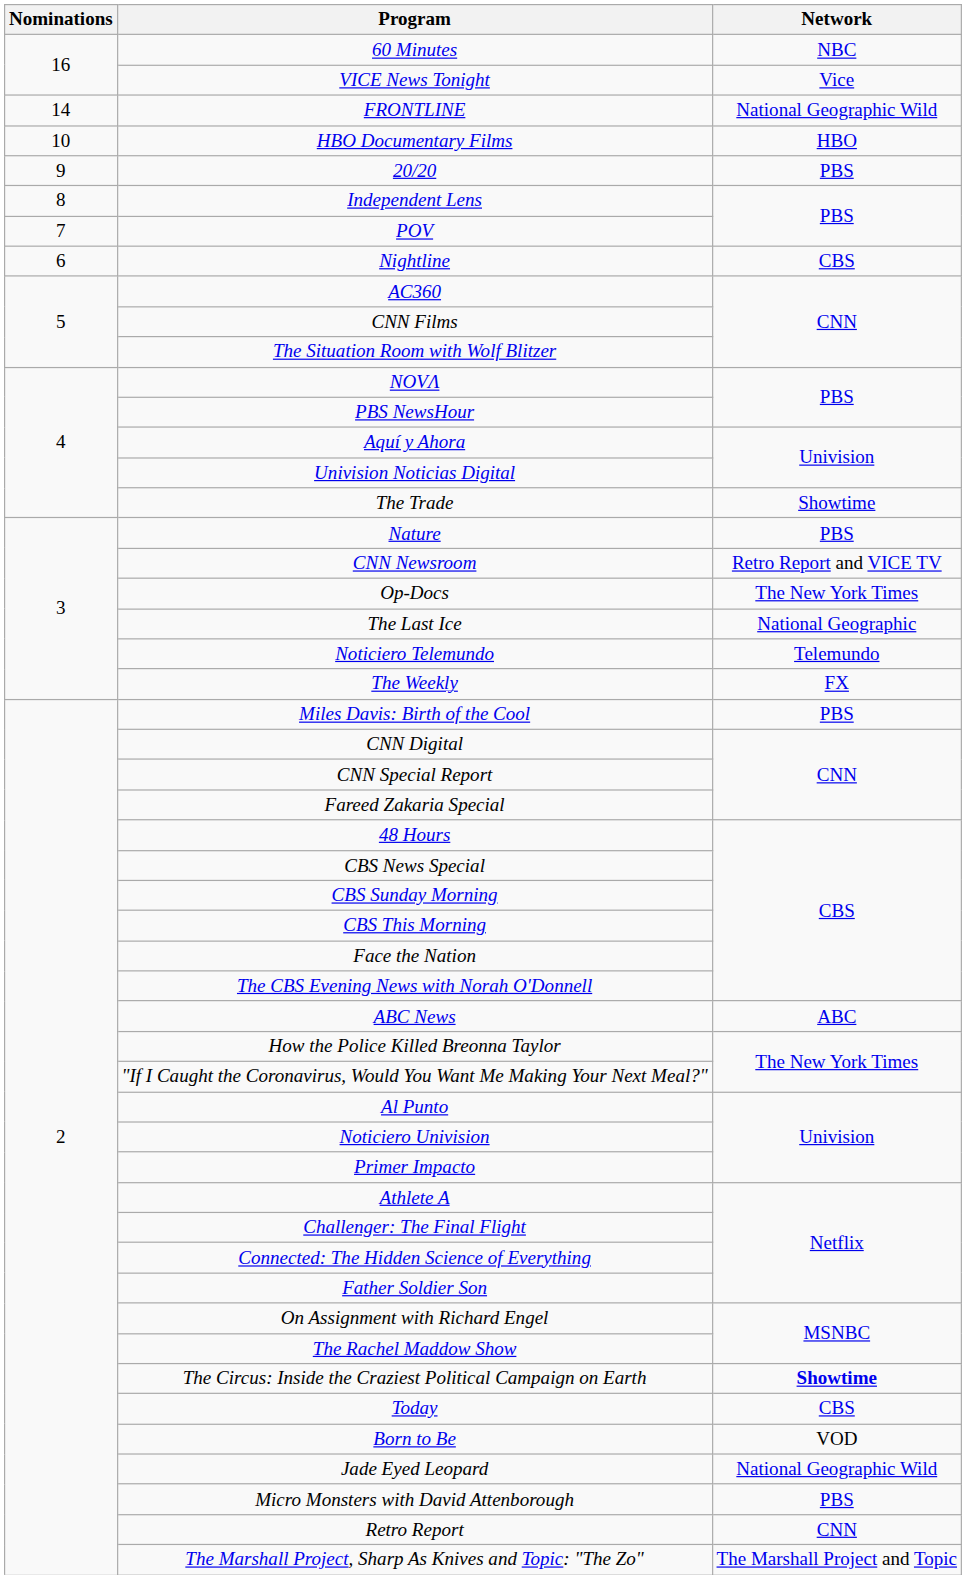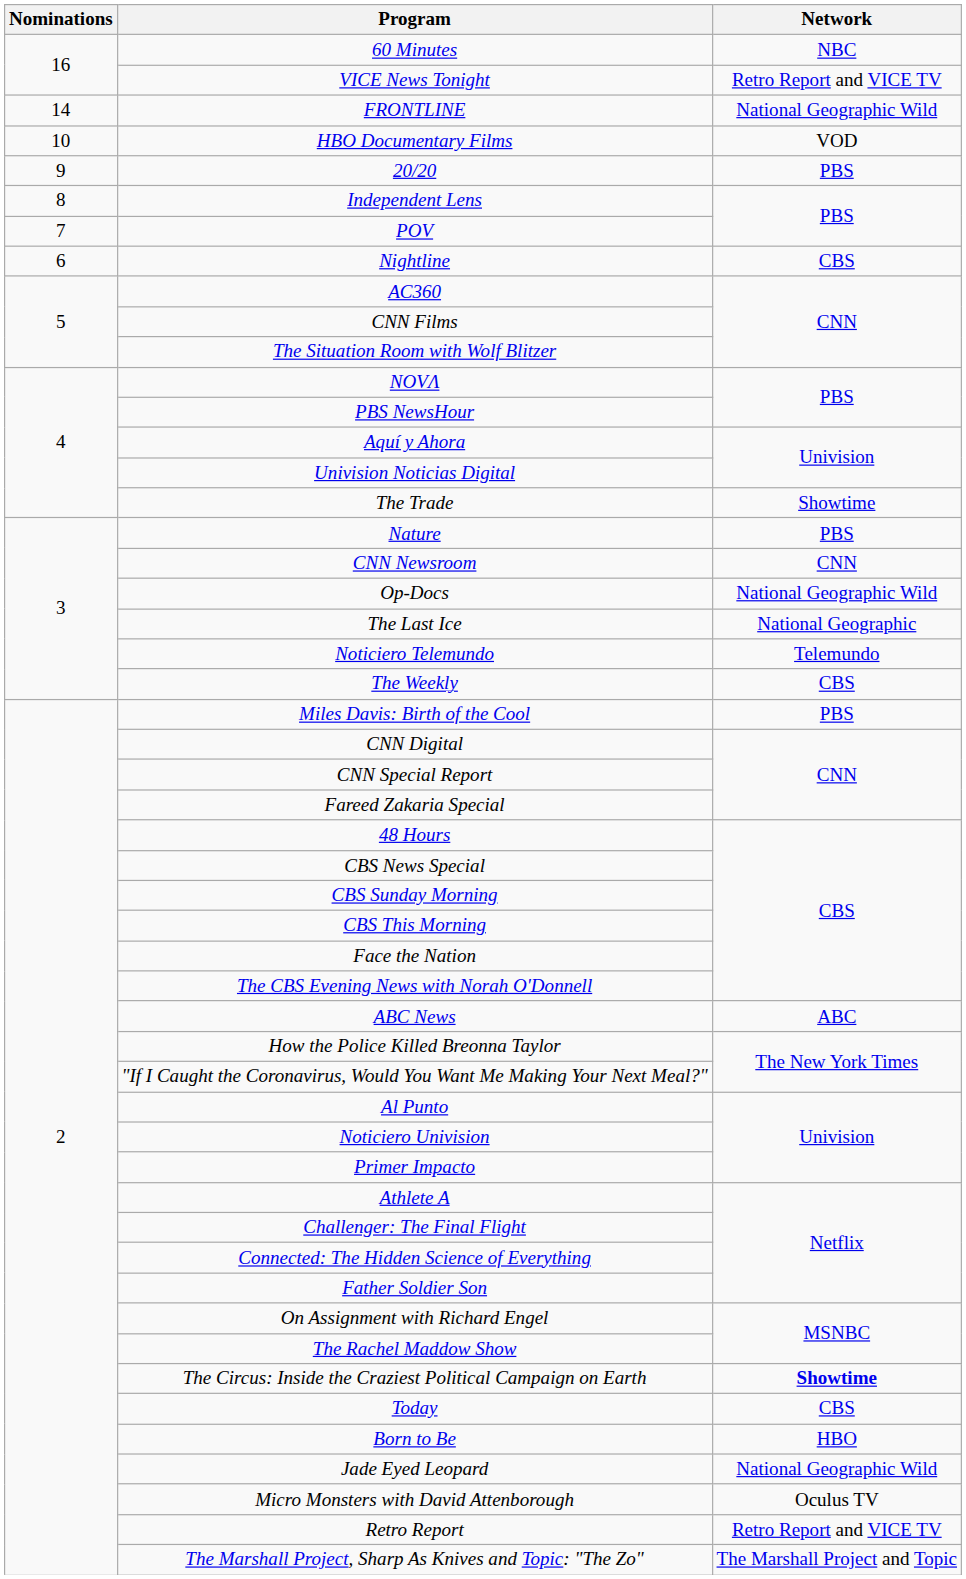(837, 79) Vice -> (837, 79) Retro Report and VICE TV
(837, 140) HBO -> (837, 140) VOD
(837, 563) Retro Report and VICE TV -> (837, 563) CNN
(837, 593) The New York Times -> (837, 593) National Geographic Wild
(837, 683) FX -> (837, 683) CBS
(837, 1438) VOD -> (837, 1438) HBO
(837, 1499) PBS -> (837, 1499) Oculus TV
(837, 1529) CNN -> (837, 1529) Retro Report and VICE TV
